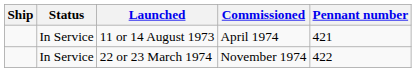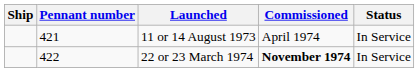columns swapped: (360, 15) <-> (67, 15)
(263, 57) normal -> (306, 57) bold
